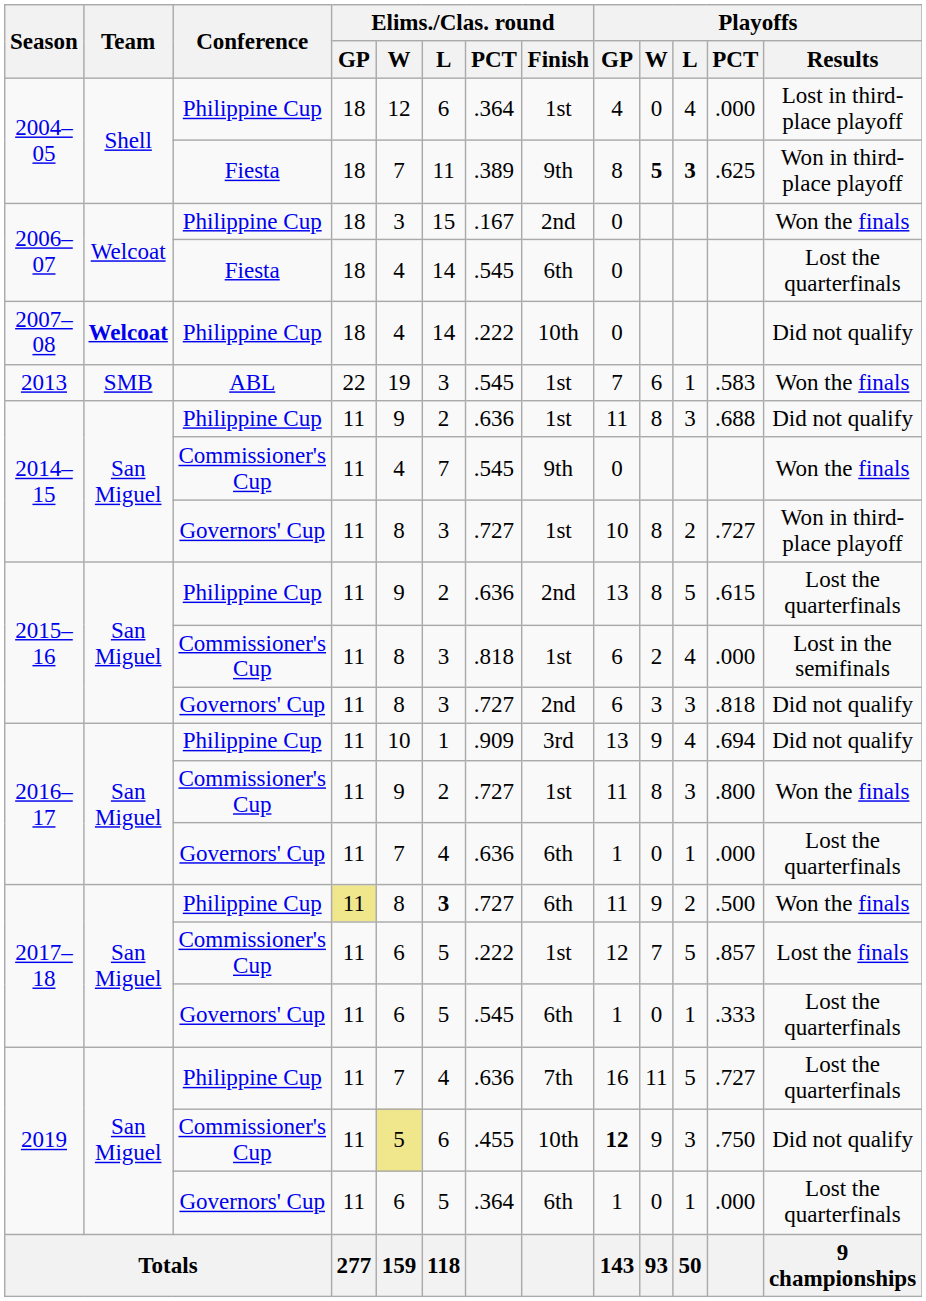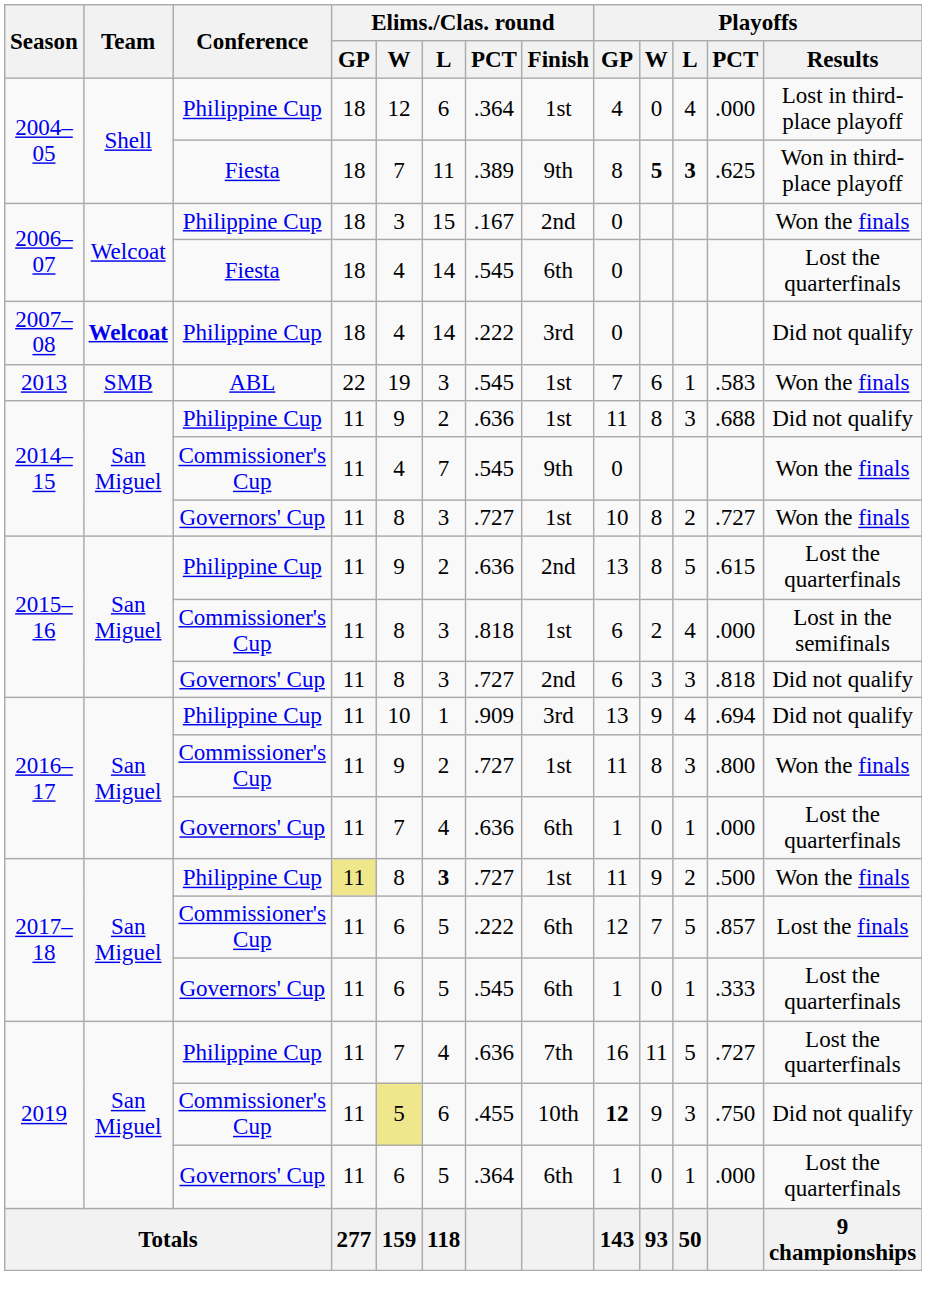(558, 332) 10th -> (558, 332) 3rd
(843, 530) Won in third-place playoff -> (843, 517) Won the finals
(558, 903) 6th -> (558, 877) 1st
(558, 952) 1st -> (558, 926) 6th
